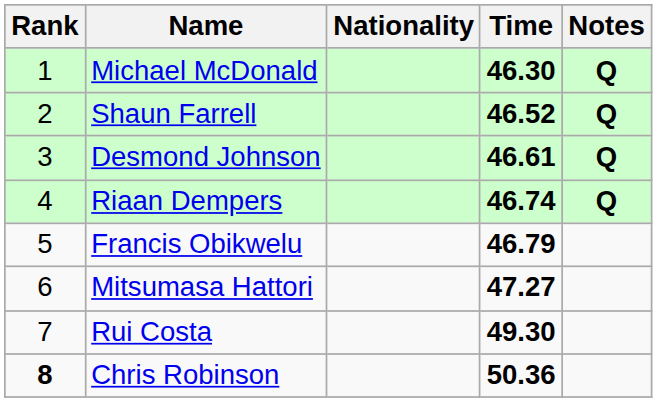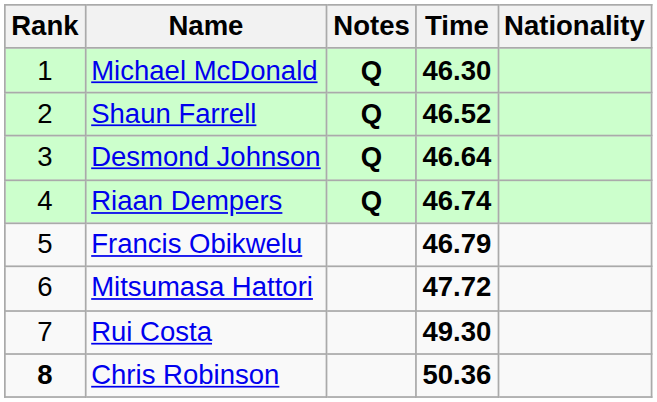columns swapped: (404, 26) <-> (607, 26)
(521, 157) 46.61 -> (457, 157) 46.64
(521, 288) 47.27 -> (457, 288) 47.72
